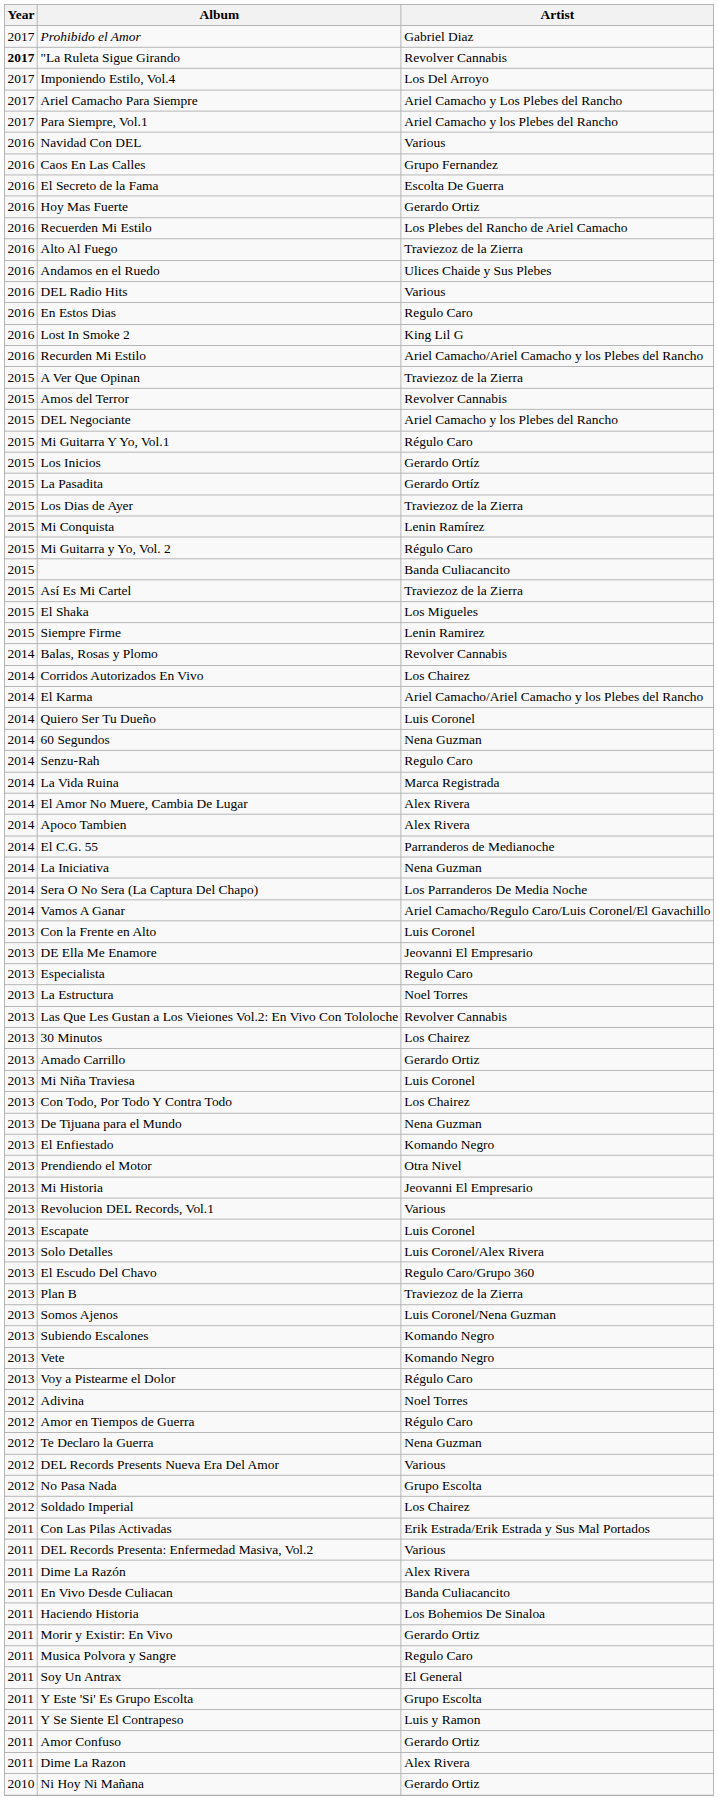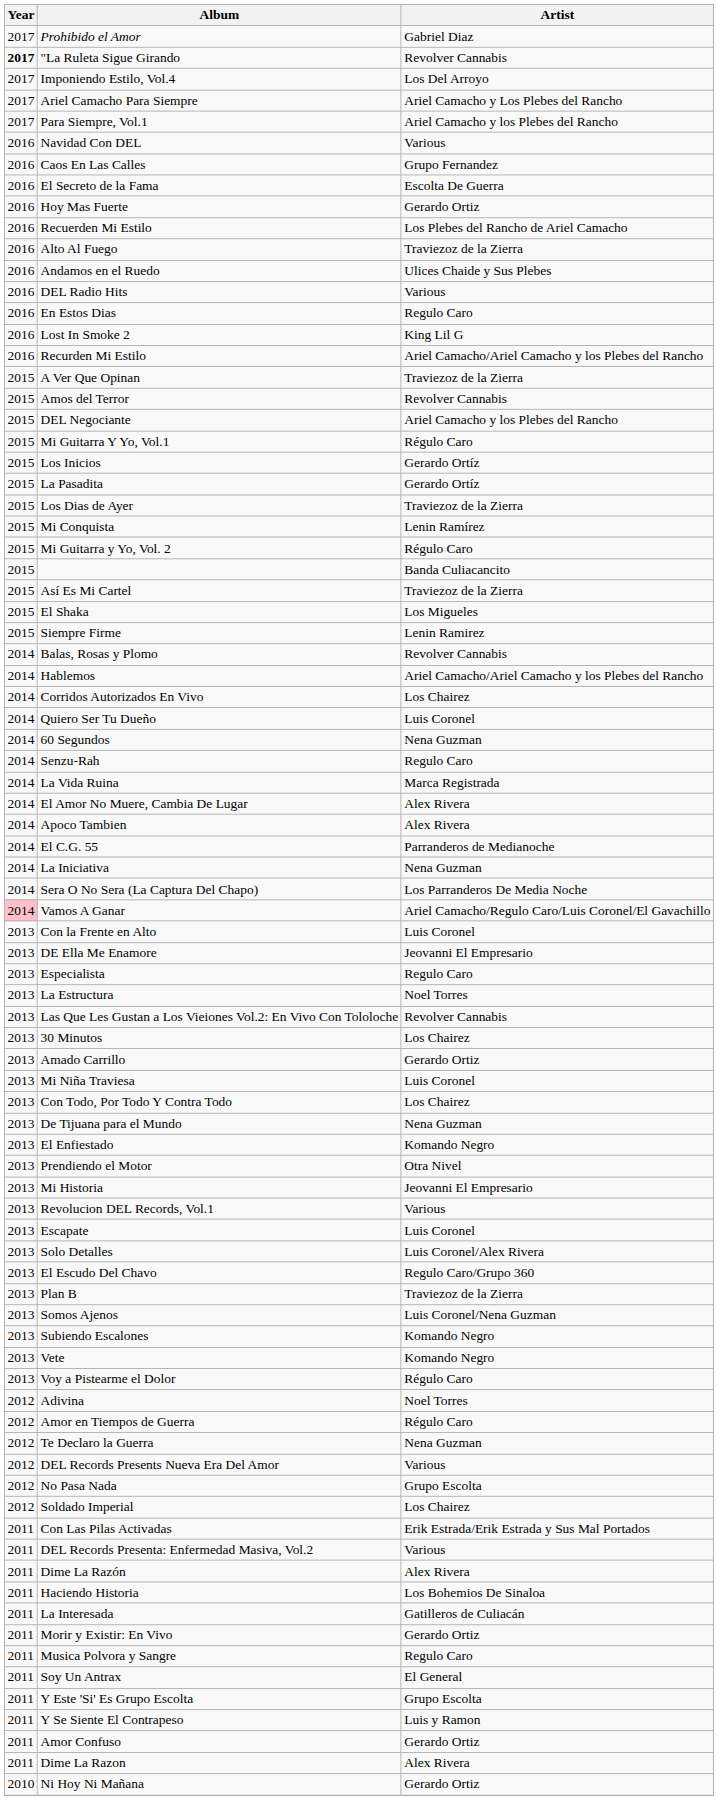+ row: (68, 675)
- row: (67, 697)
(21, 910) no background -> (21, 910) pink background
- row: (107, 1592)
+ row: (77, 1613)
